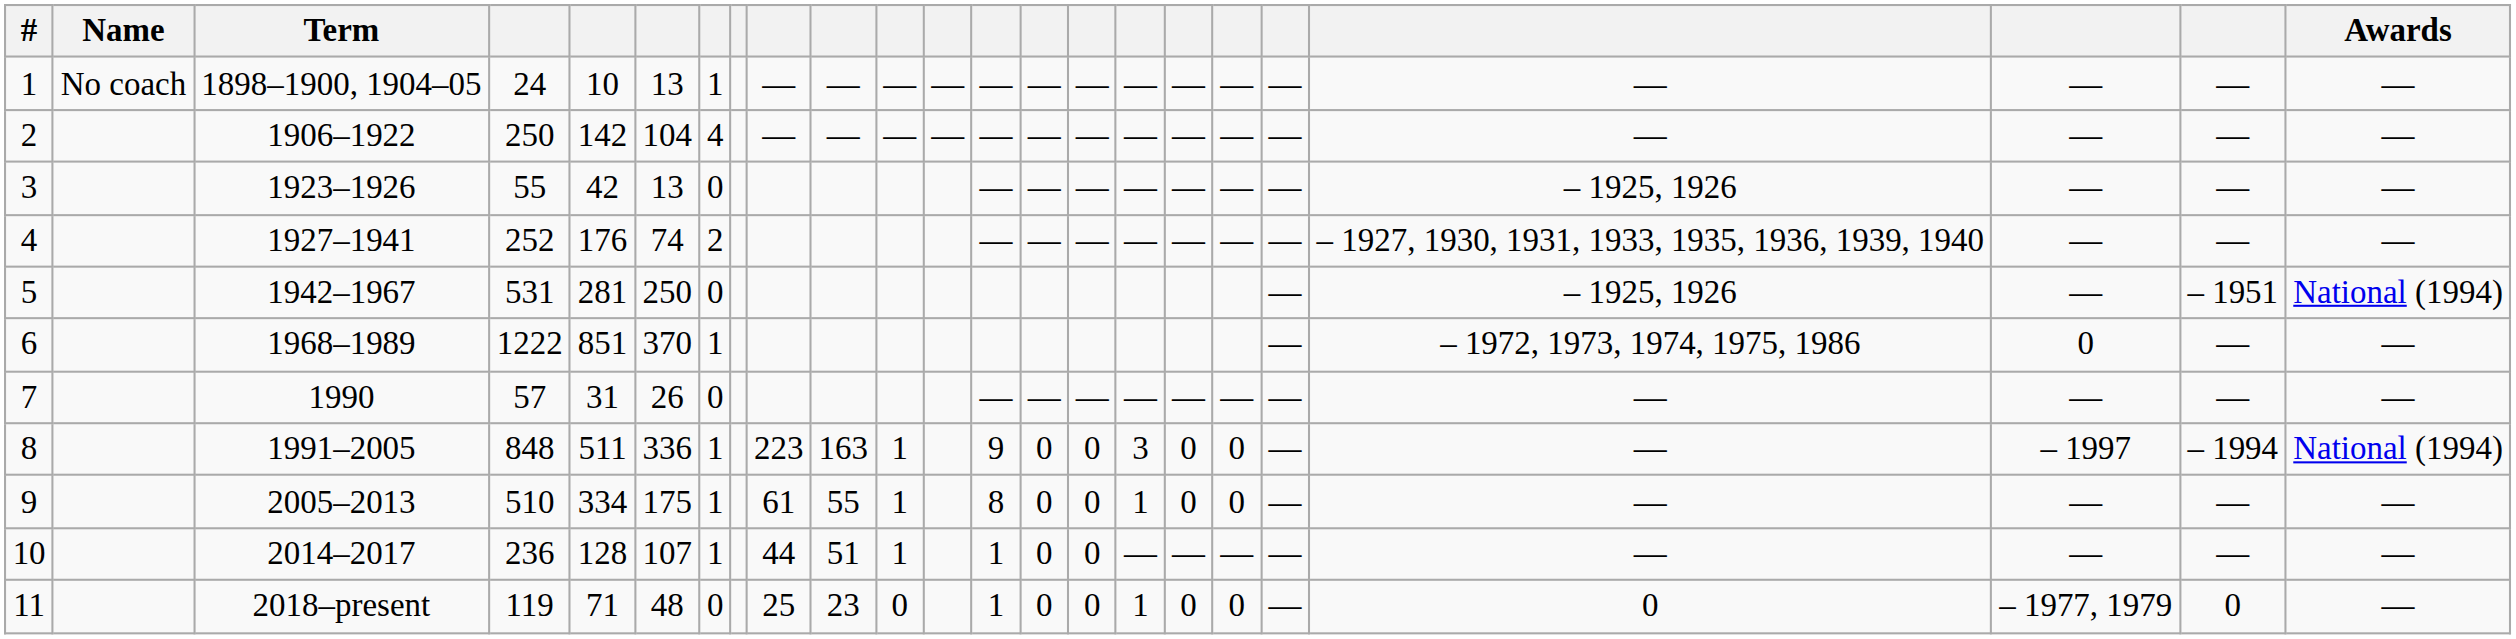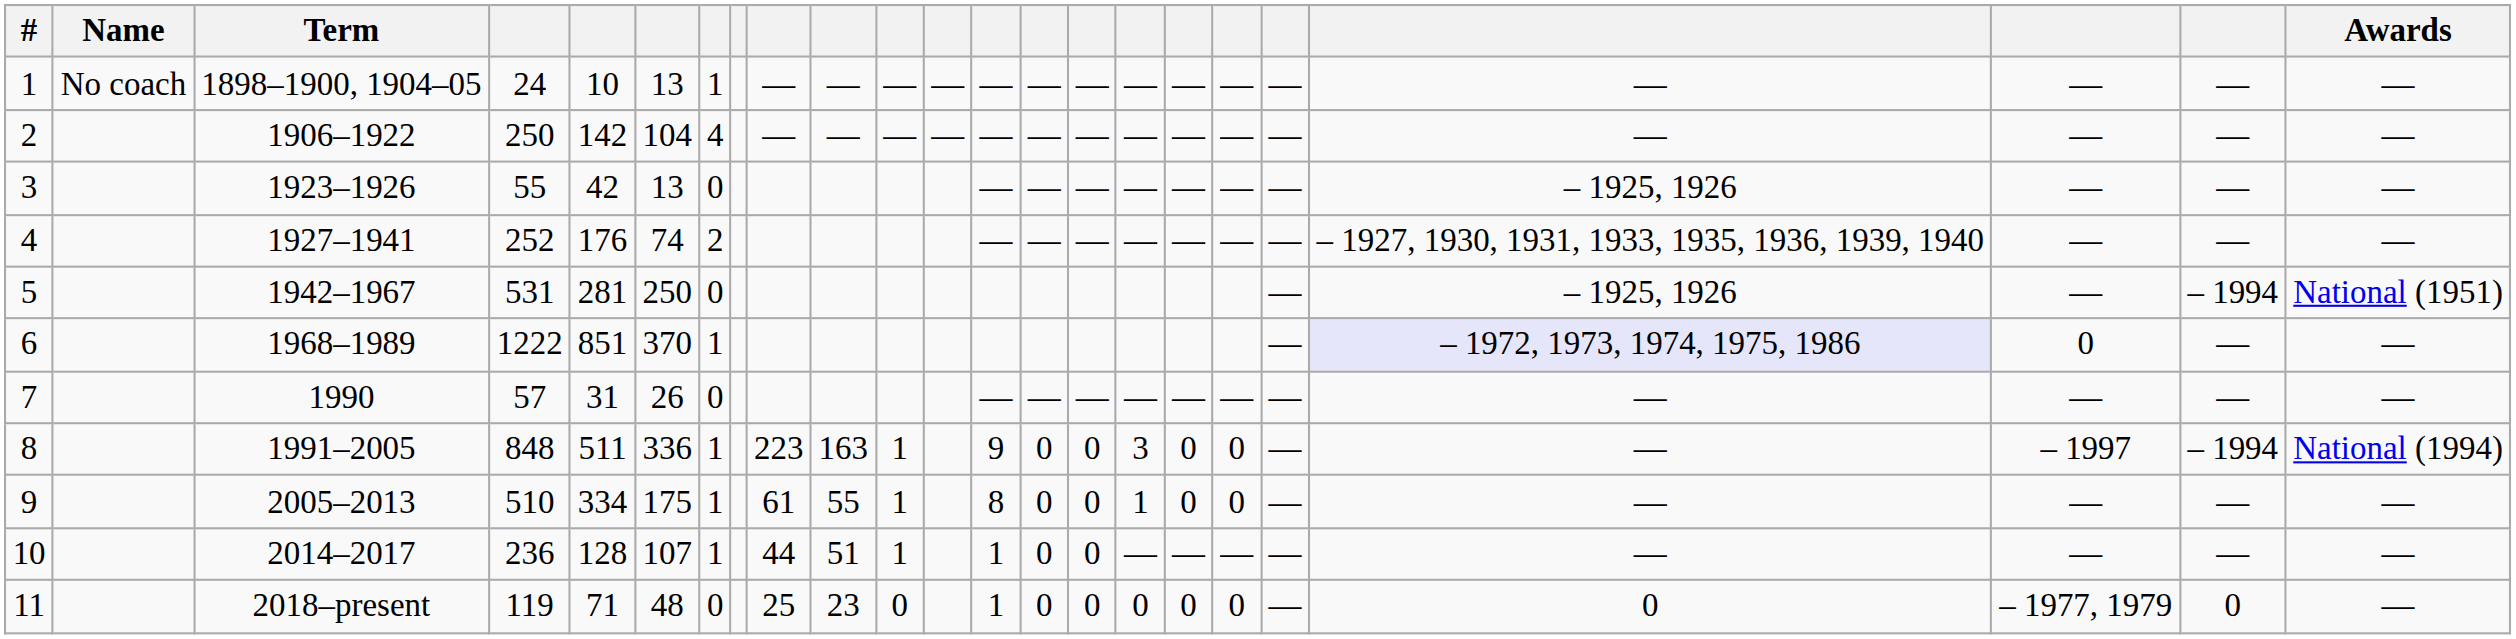(2233, 291) – 1951 -> (2233, 291) – 1994
(2398, 291) National (1994) -> (2398, 291) National (1951)
(1650, 344) no background -> (1650, 344) lavender background
(1140, 605) 1 -> (1140, 605) 0
